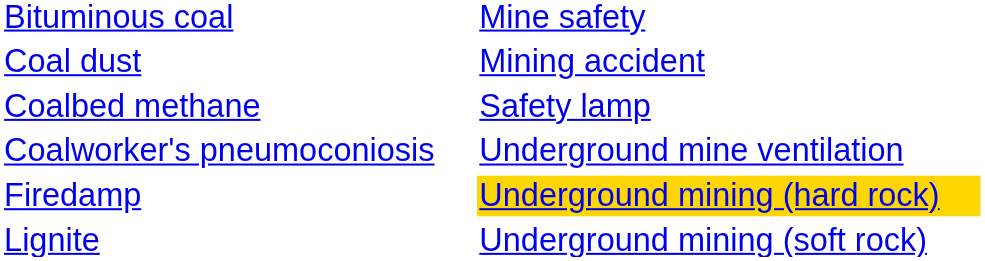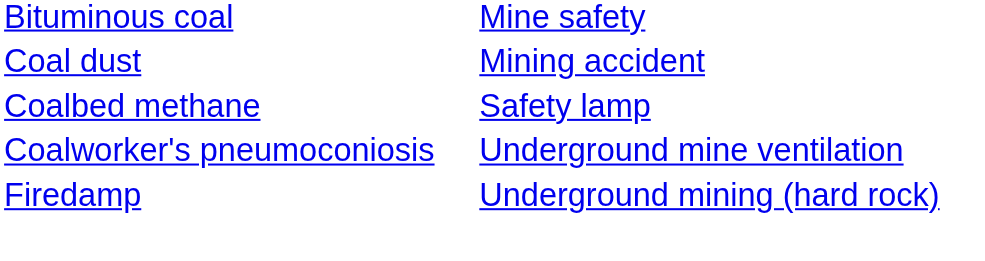(709, 195) gold background -> (709, 195) no background
- row: (52, 240)
